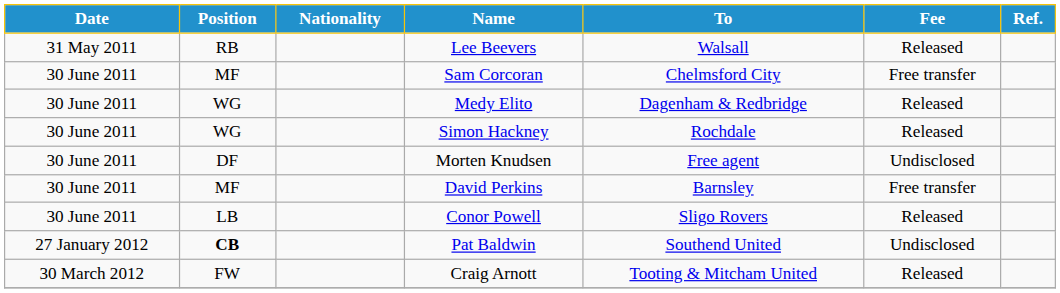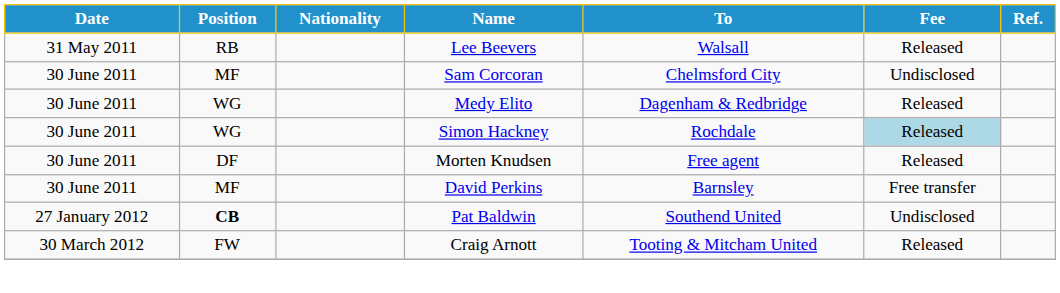(932, 75) Free transfer -> (932, 75) Undisclosed
(932, 132) no background -> (932, 132) lightblue background
(932, 160) Undisclosed -> (932, 160) Released
- row: (494, 216)
